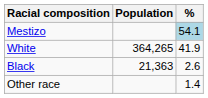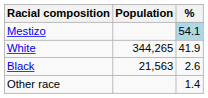(153, 49) 364,265 -> (153, 49) 344,265
(156, 67) 21,363 -> (156, 67) 21,563
